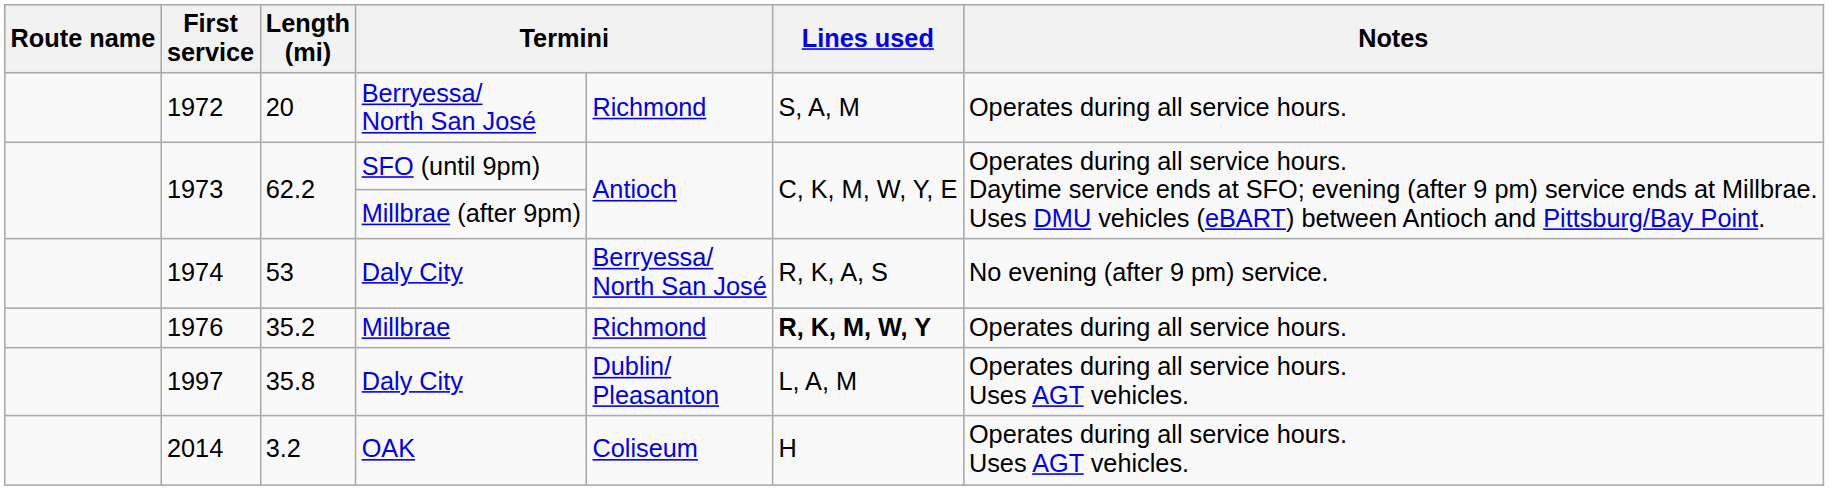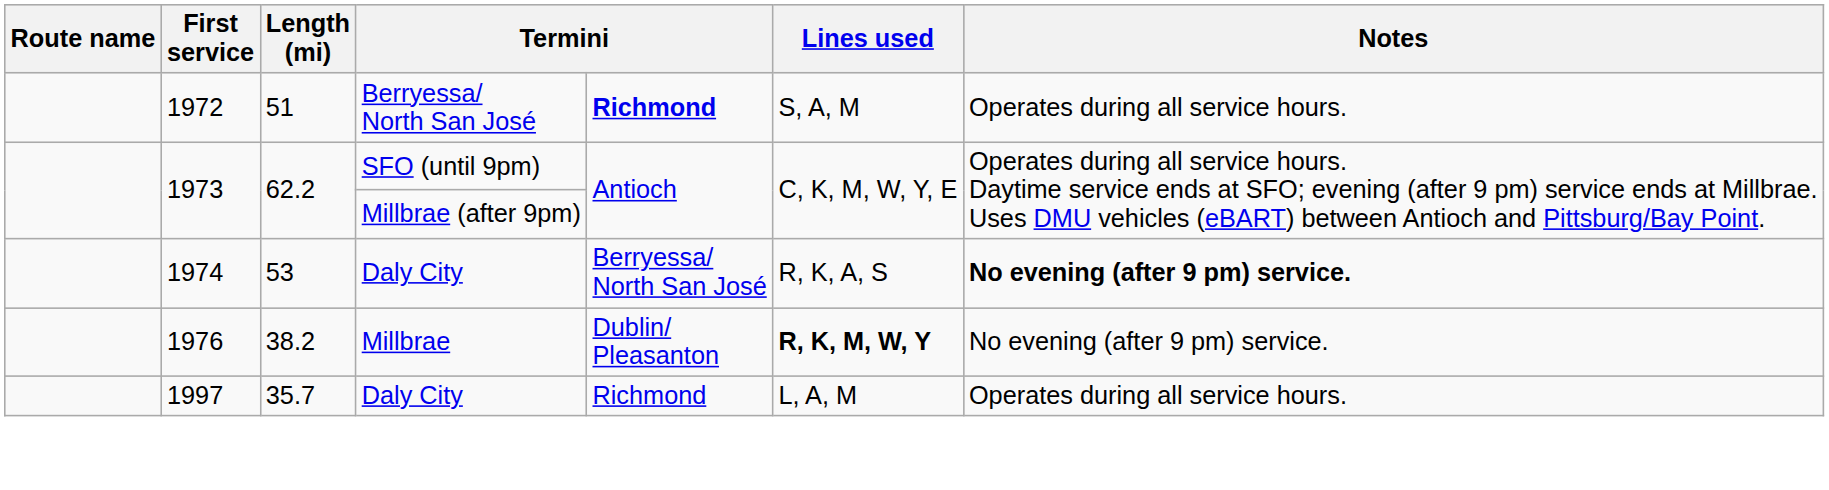(280, 107) 20 -> (280, 107) 51
(649, 107) normal -> (654, 107) bold
(1149, 272) normal -> (1160, 272) bold
(290, 327) 35.2 -> (290, 341) 38.2
(649, 327) Richmond -> (656, 341) Dublin/ Pleasanton
(1158, 327) Operates during all service hours. -> (1149, 341) No evening (after 9 pm) service.
(290, 381) 35.8 -> (290, 395) 35.7
(656, 381) Dublin/ Pleasanton -> (649, 395) Richmond
(1158, 381) Operates during all service hours. Uses AGT vehicles. -> (1158, 395) Operates during all service hours.
- row: (195, 449)
